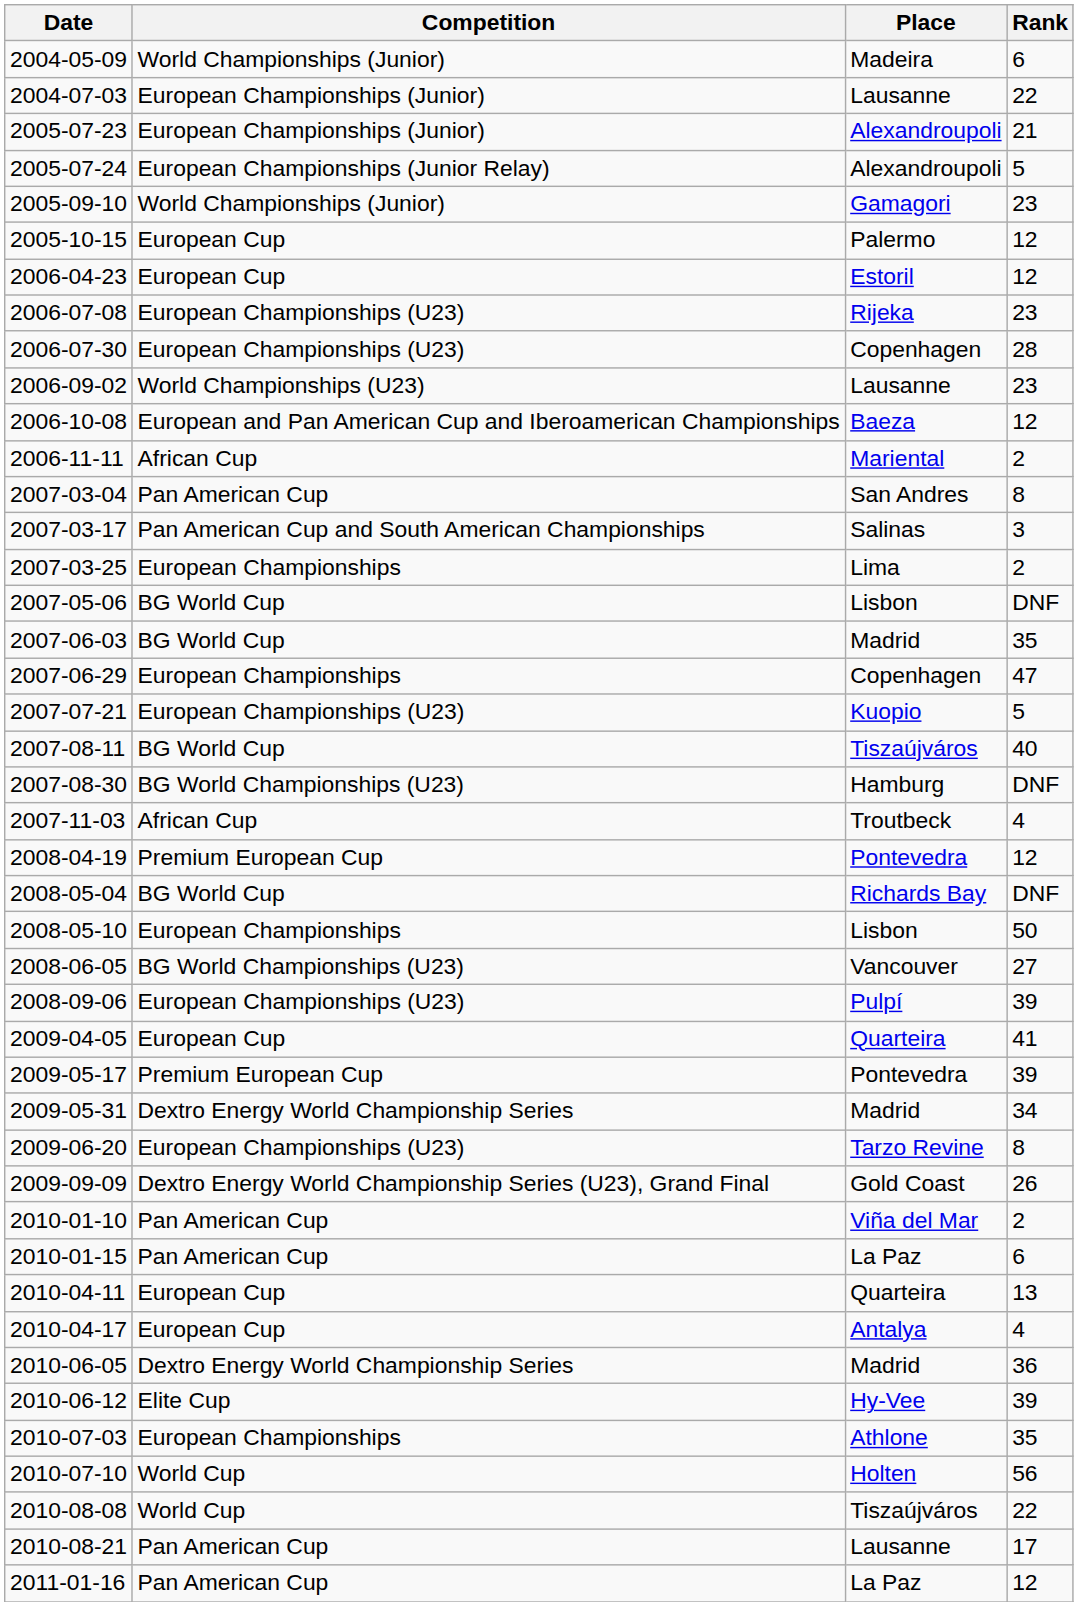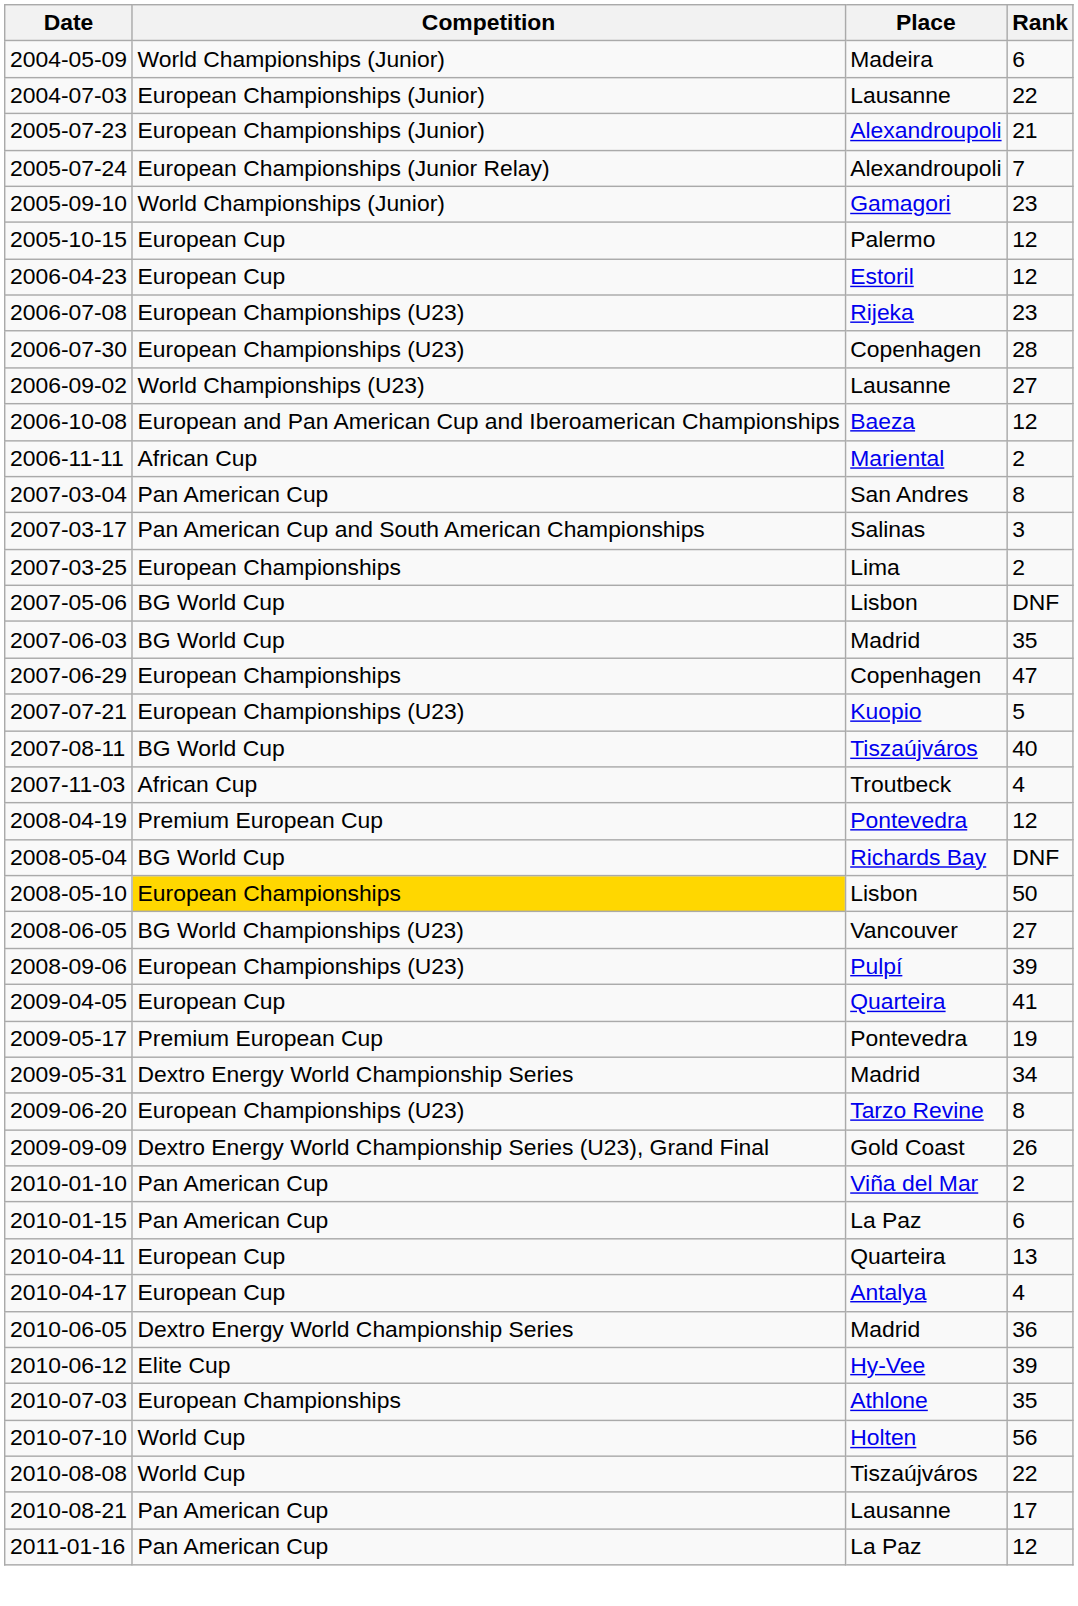(1018, 167) 5 -> (1018, 167) 7
(1025, 385) 23 -> (1025, 385) 27
- row: (69, 784)
(269, 929) no background -> (269, 893) gold background
(1025, 1074) 39 -> (1025, 1038) 19
